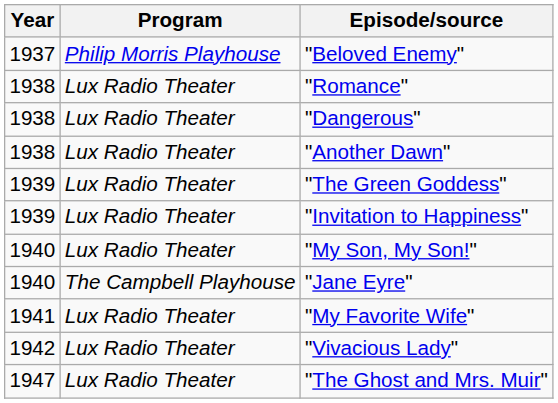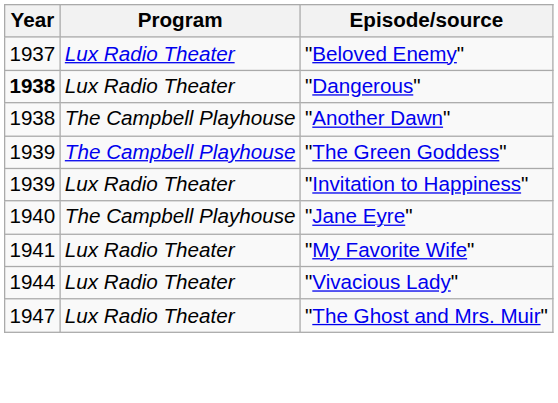(173, 53) Philip Morris Playhouse -> (150, 53) Lux Radio Theater
- row: (356, 86)
(32, 119) normal -> (32, 86) bold
(150, 151) Lux Radio Theater -> (180, 119) The Campbell Playhouse
(150, 184) Lux Radio Theater -> (180, 151) The Campbell Playhouse
- row: (391, 250)
(32, 348) 1942 -> (32, 282) 1944
